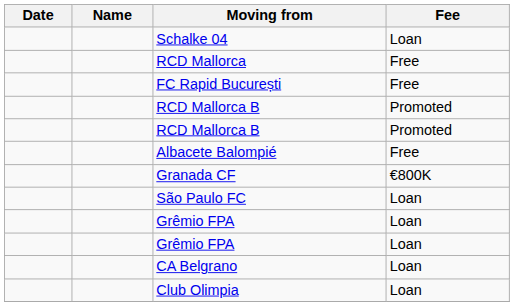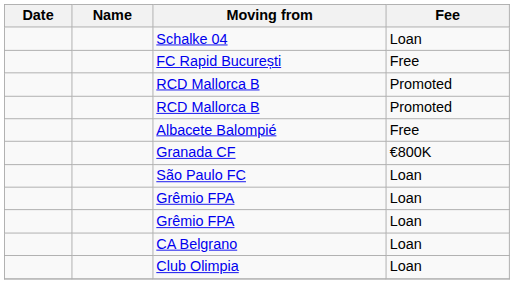- row: (201, 61)
